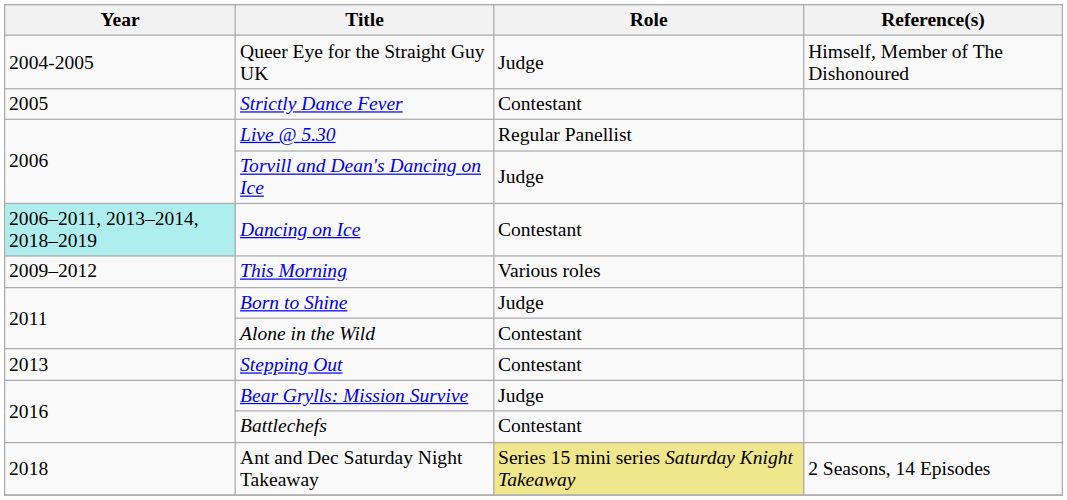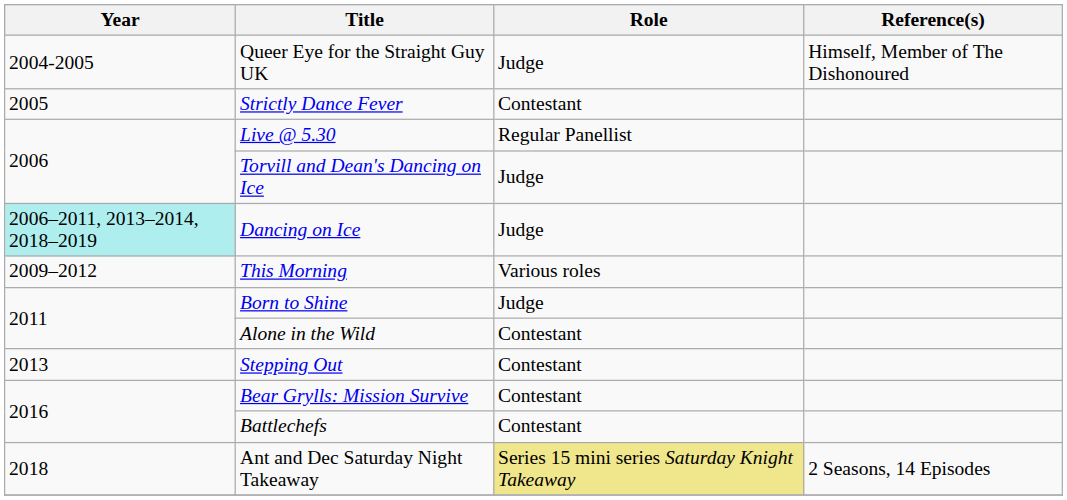(540, 229) Contestant -> (521, 229) Judge
(521, 395) Judge -> (540, 395) Contestant
